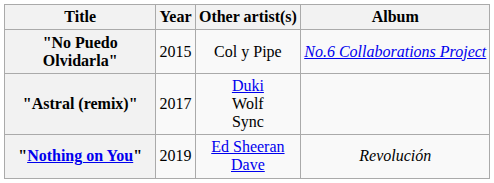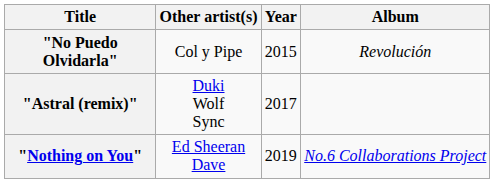columns swapped: (176, 17) <-> (248, 17)
(395, 51) No.6 Collaborations Project -> (395, 51) Revolución
(395, 156) Revolución -> (395, 156) No.6 Collaborations Project
